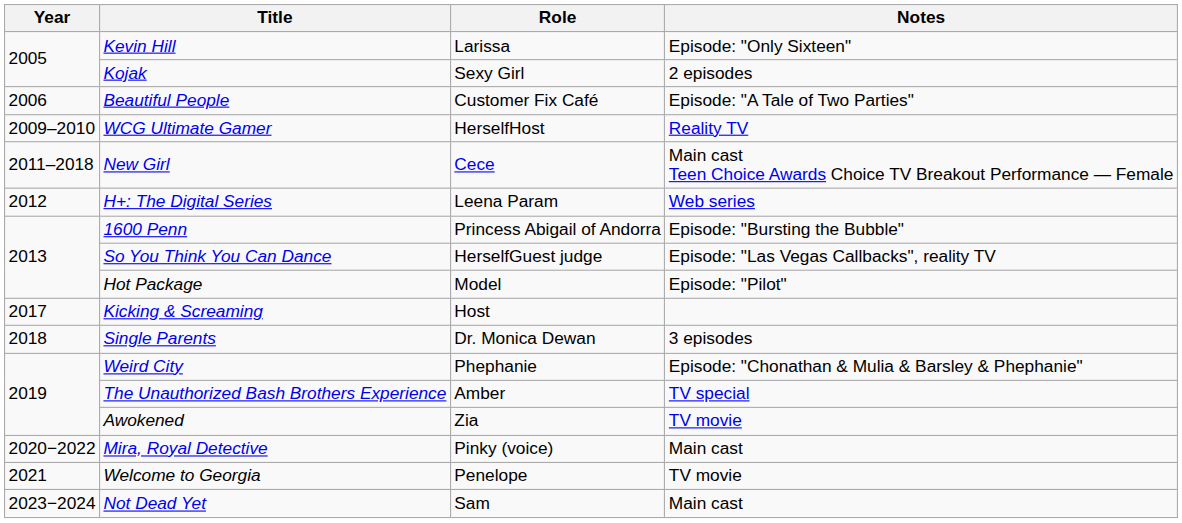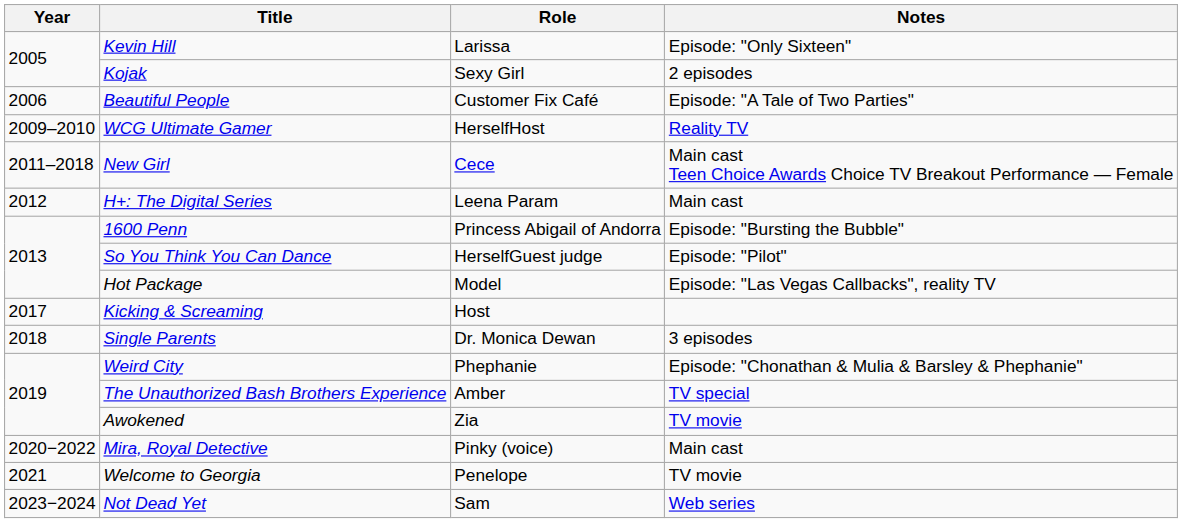(712, 202) Web series -> (706, 202) Main cast
(832, 256) Episode: "Las Vegas Callbacks", reality TV -> (728, 256) Episode: "Pilot"
(728, 284) Episode: "Pilot" -> (832, 284) Episode: "Las Vegas Callbacks", reality TV
(706, 503) Main cast -> (712, 503) Web series
